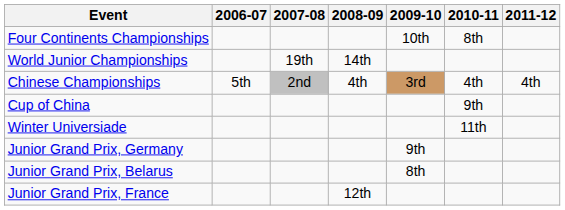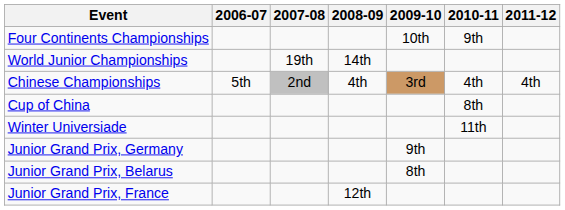(473, 37) 8th -> (473, 37) 9th
(473, 104) 9th -> (473, 104) 8th
